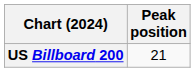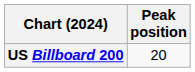(159, 55) 21 -> (159, 55) 20
